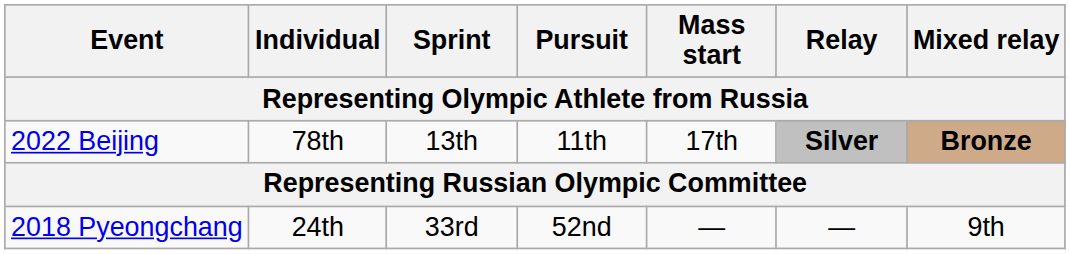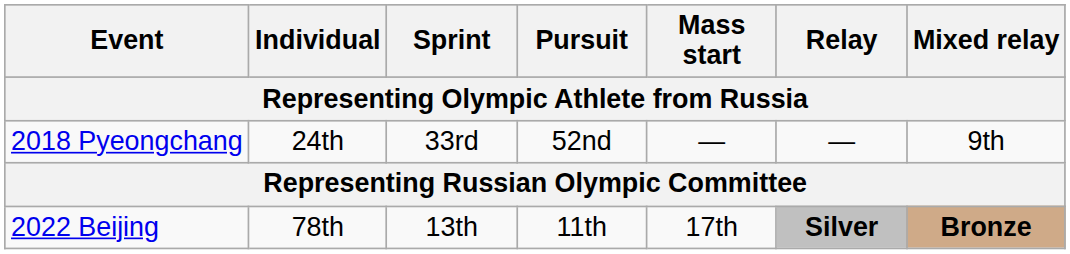rows swapped: (127, 226) <-> (85, 141)
